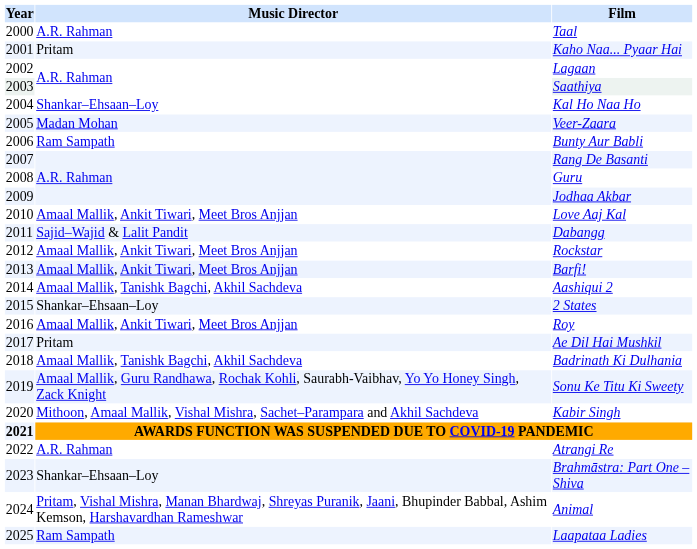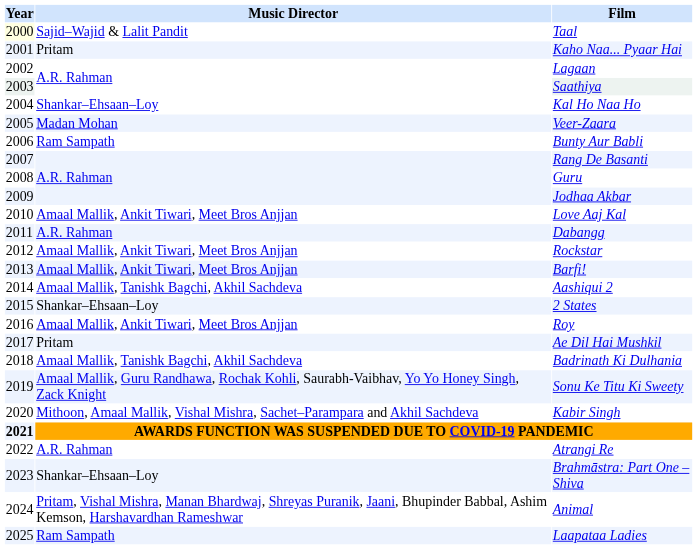(20, 31) no background -> (20, 31) lightyellow background
(74, 31) A.R. Rahman -> (112, 31) Sajid–Wajid & Lalit Pandit
(112, 232) Sajid–Wajid & Lalit Pandit -> (74, 232) A.R. Rahman
